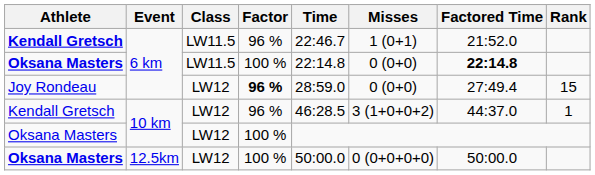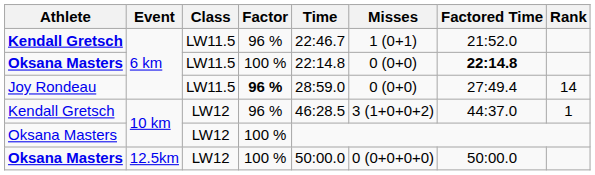(211, 88) LW12 -> (211, 88) LW11.5
(568, 88) 15 -> (568, 88) 14
